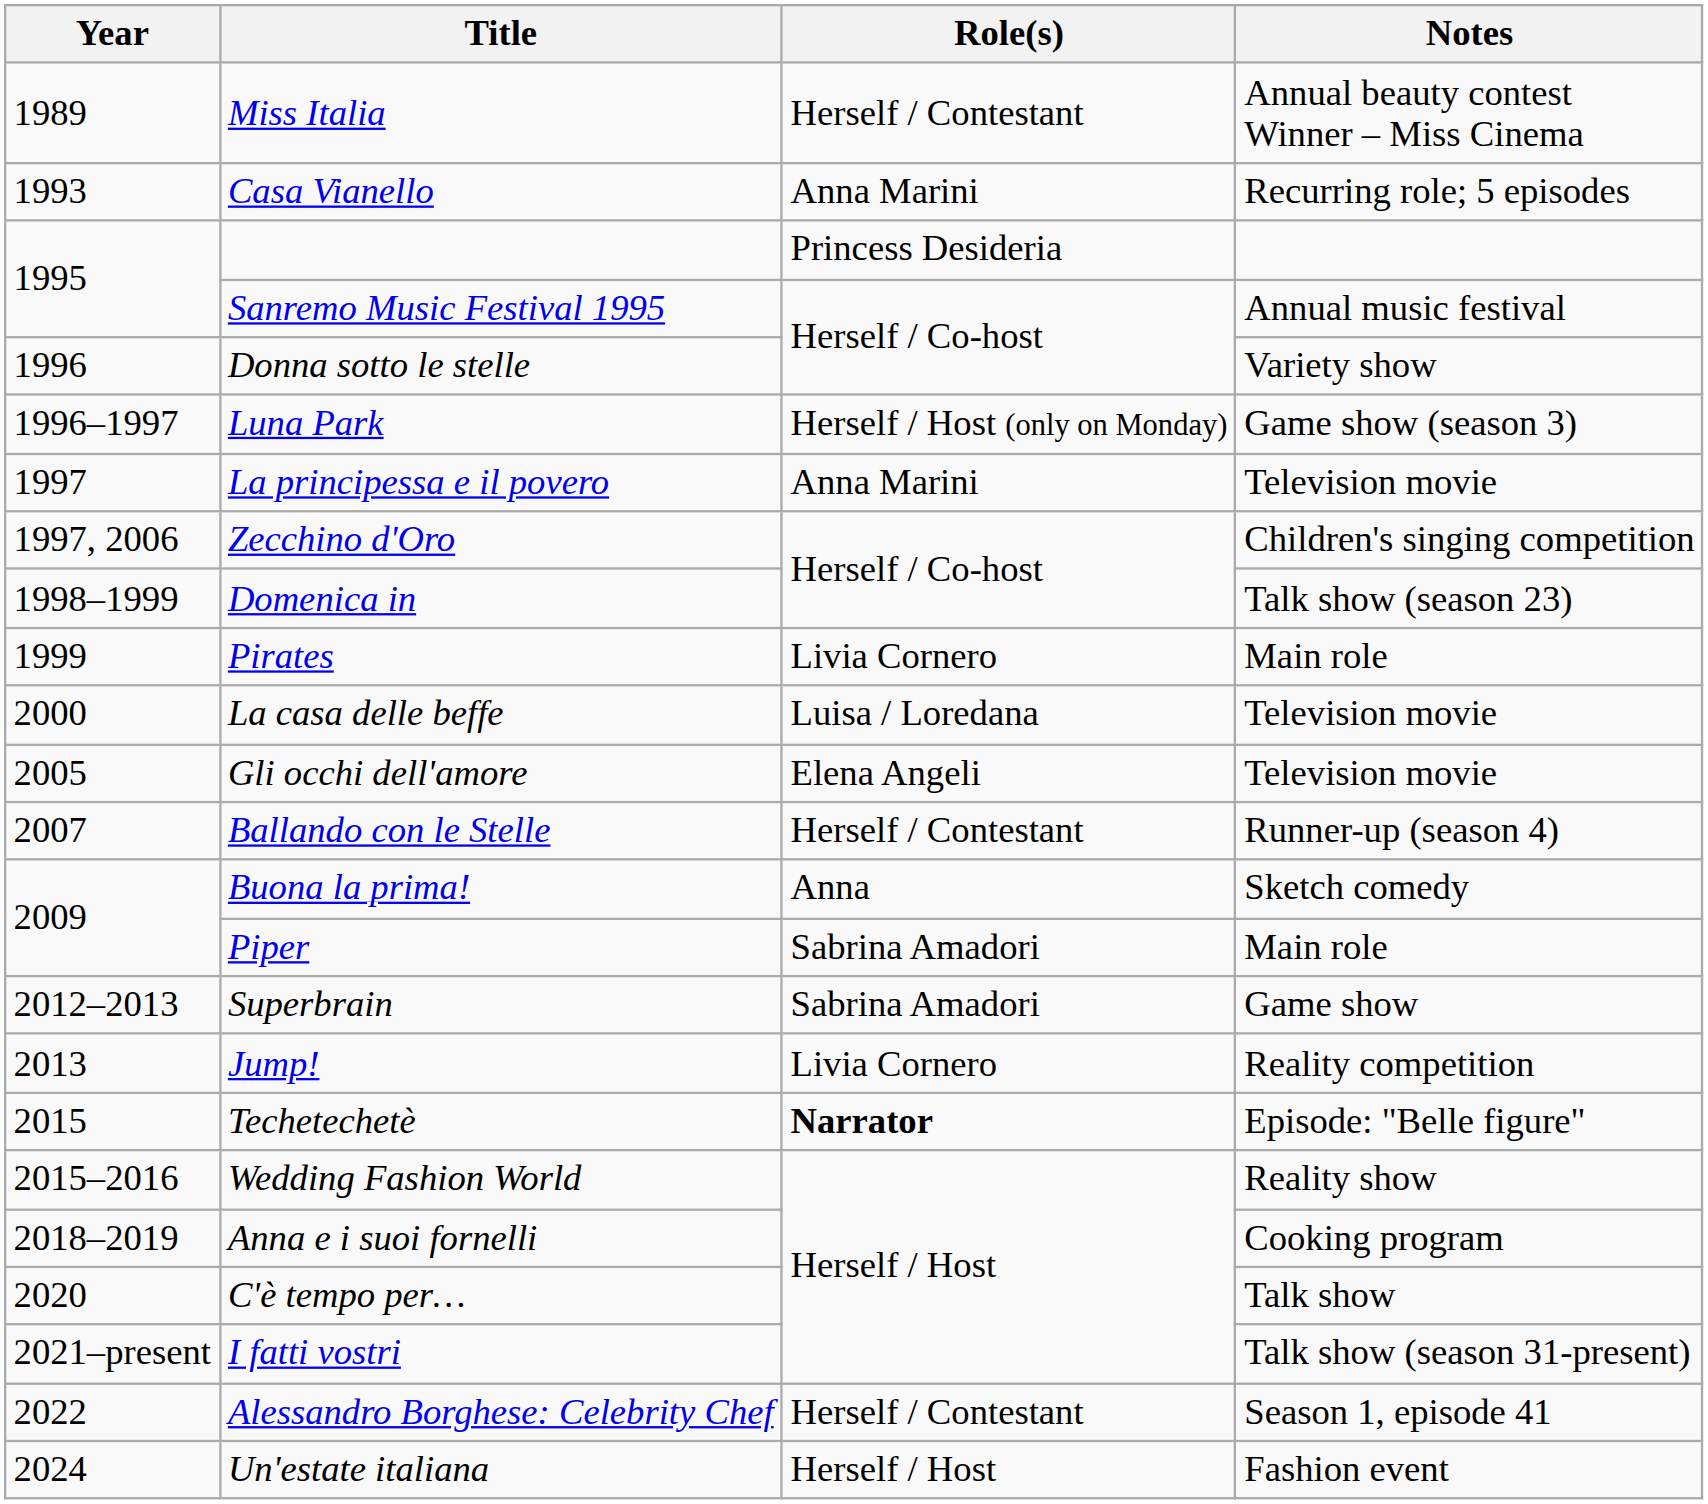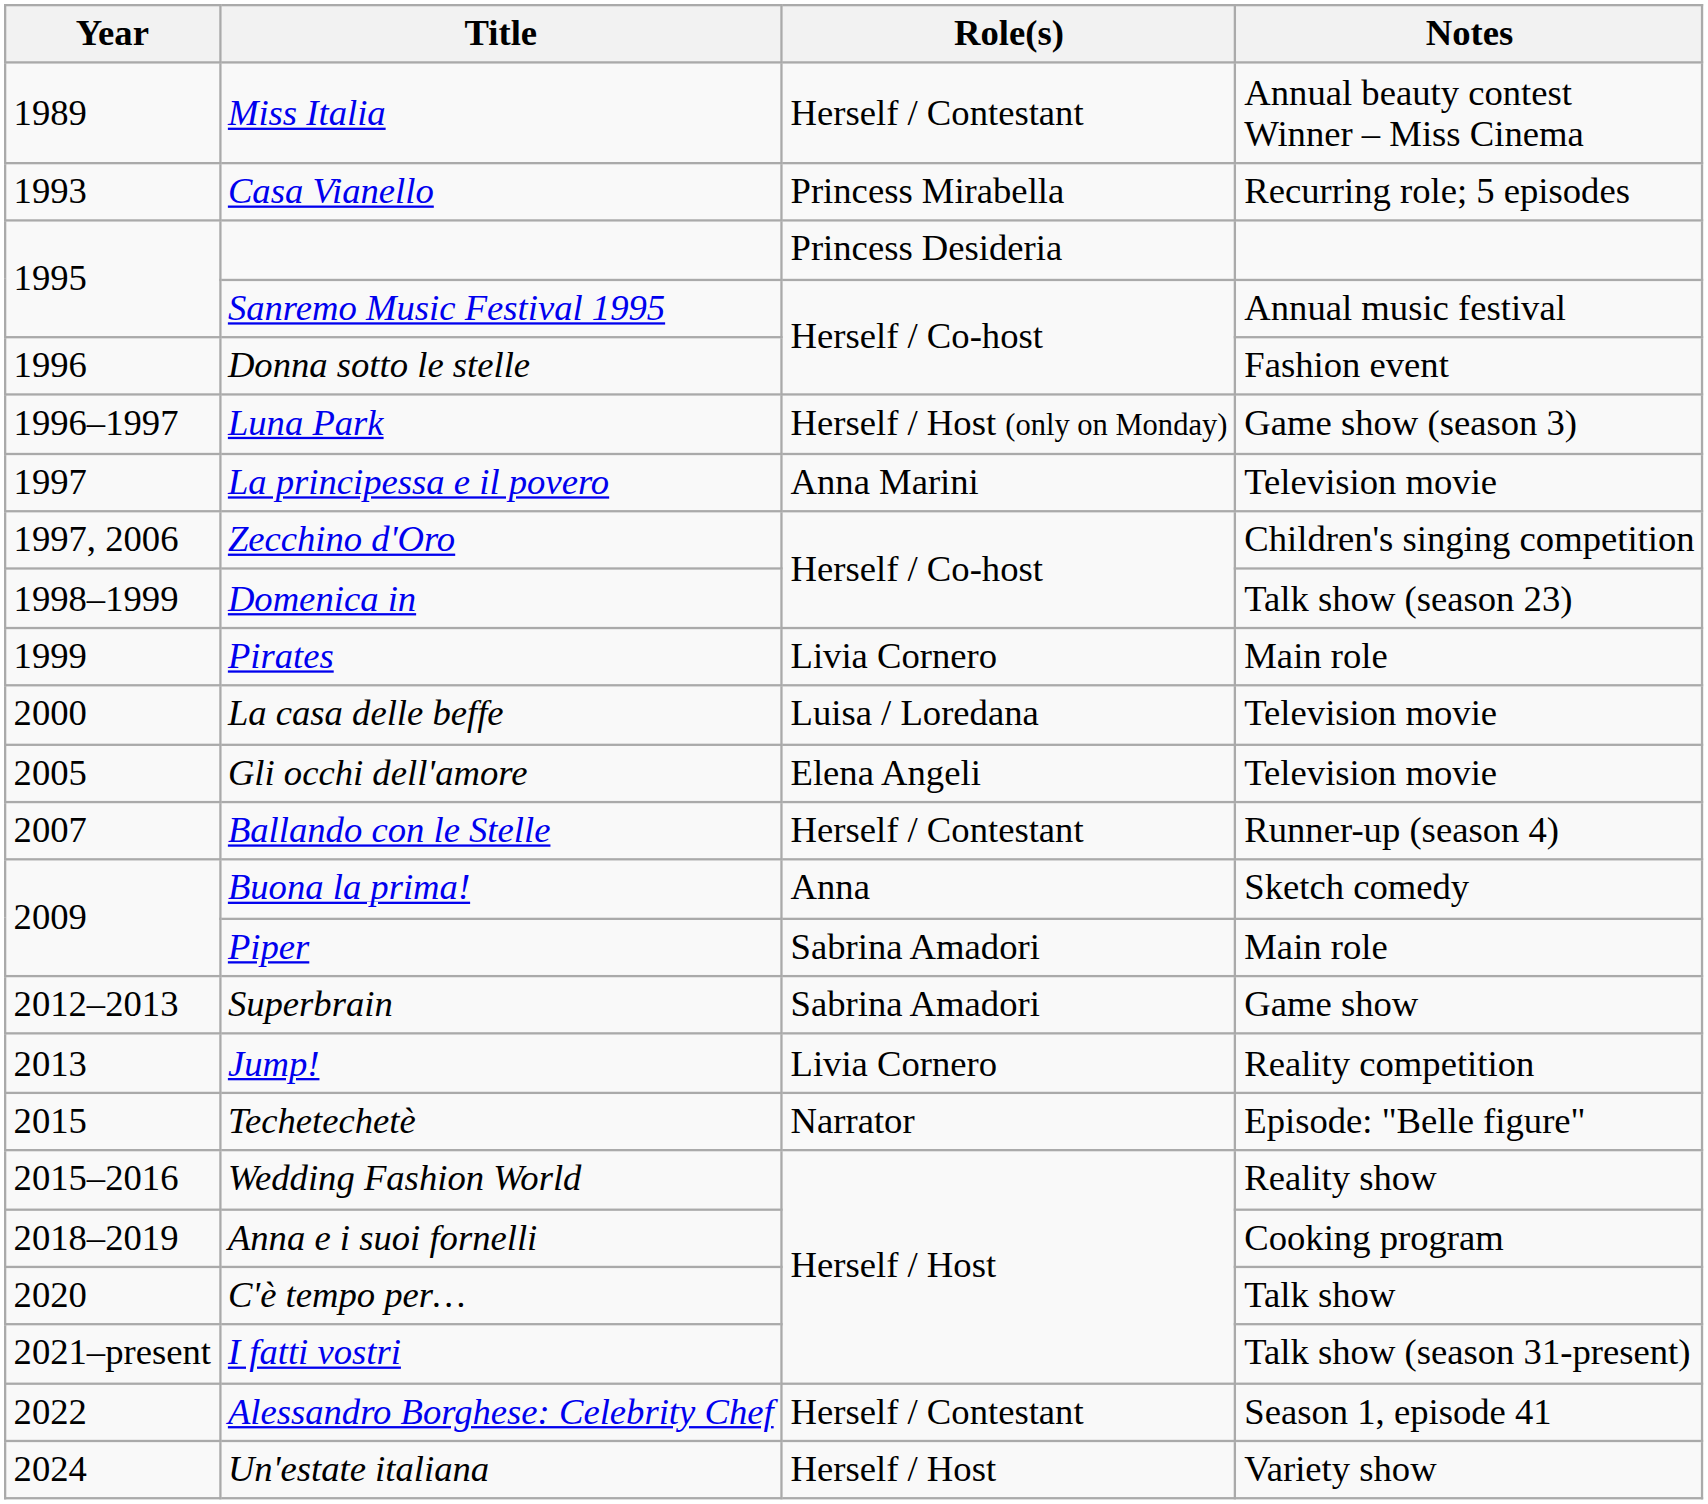(885, 190) Anna Marini -> (927, 190) Princess Mirabella
(1340, 365) Variety show -> (1347, 365) Fashion event
(862, 1120) bold -> (853, 1120) normal
(1347, 1469) Fashion event -> (1340, 1469) Variety show
